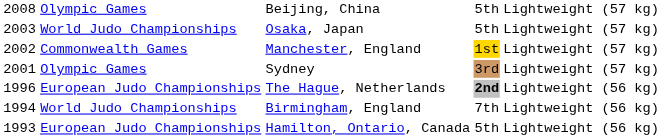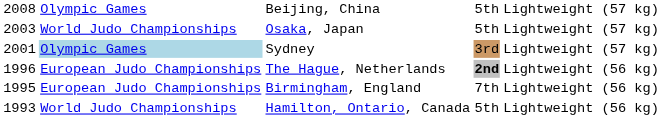- row: (343, 49)
(93, 69) no background -> (93, 49) lightblue background
(20, 109) 1994 -> (20, 89) 1995
(138, 109) World Judo Championships -> (151, 89) European Judo Championships
(151, 129) European Judo Championships -> (138, 109) World Judo Championships
